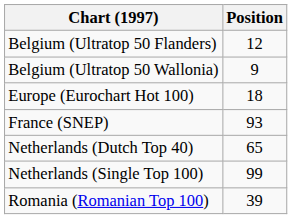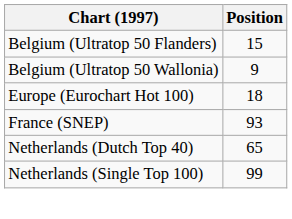(255, 43) 12 -> (255, 43) 15
- row: (109, 200)
